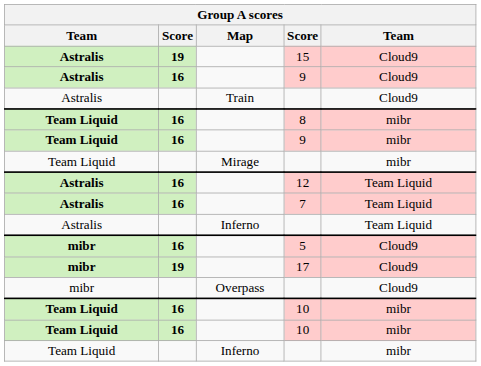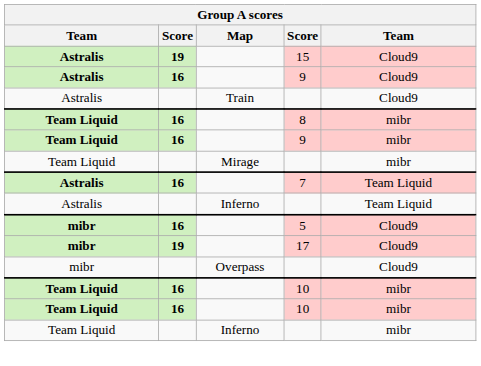- row: (240, 183)
